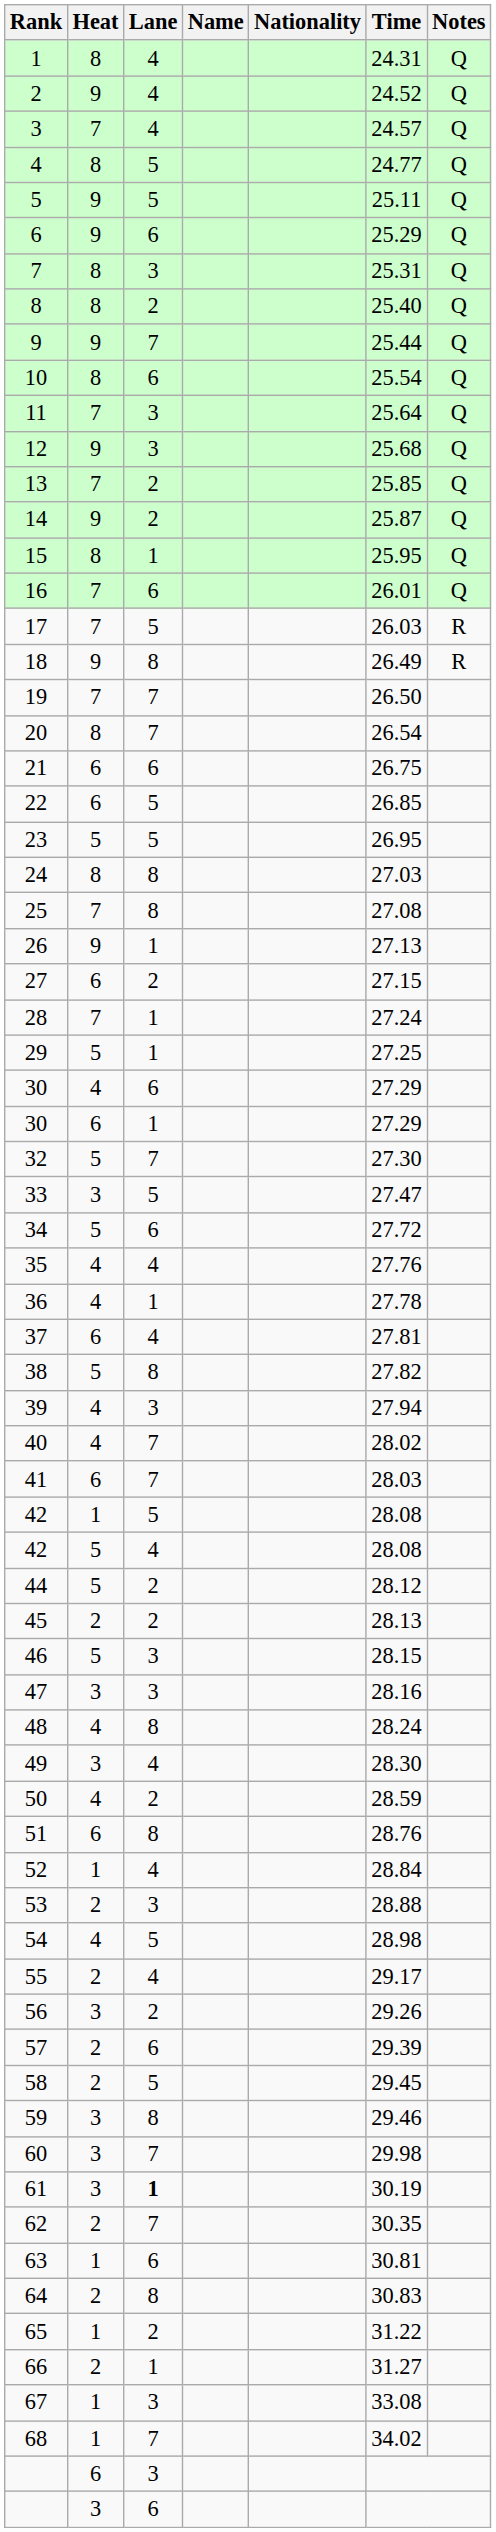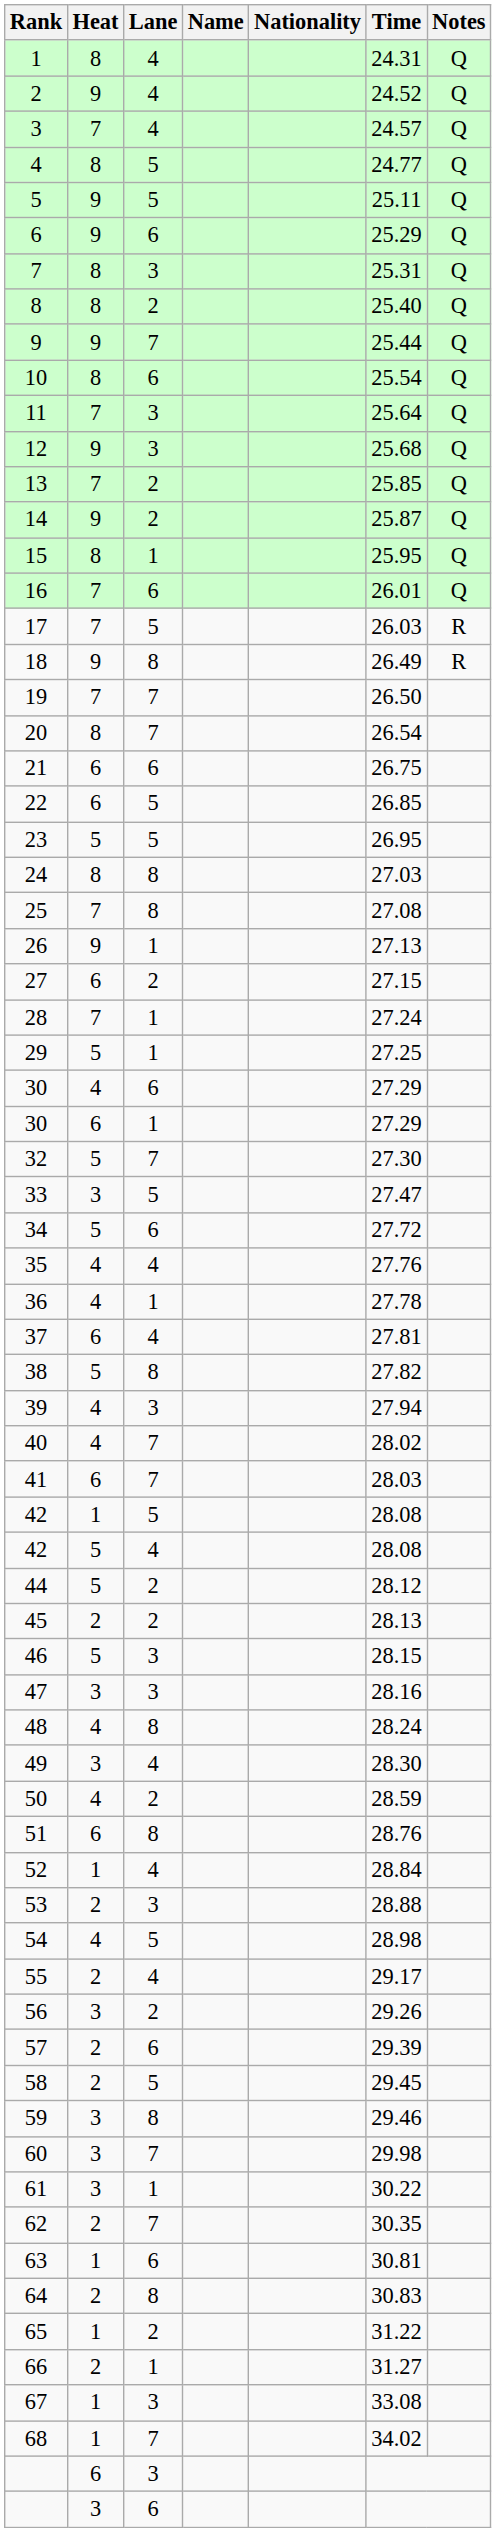(153, 2189) bold -> (153, 2189) normal
(397, 2189) 30.19 -> (397, 2189) 30.22
